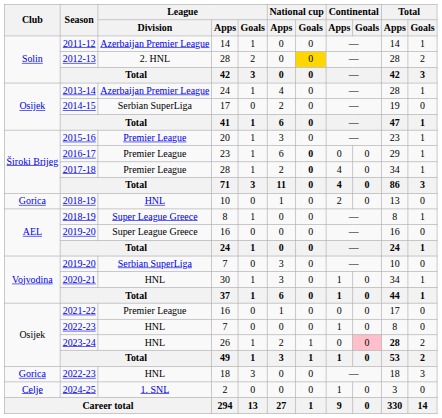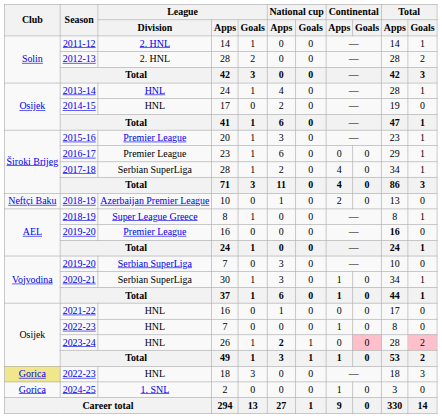(155, 43) Azerbaijan Premier League -> (155, 43) 2. HNL
(311, 59) gold background -> (311, 59) no background
(155, 91) Azerbaijan Premier League -> (155, 91) HNL
(155, 106) Serbian SuperLiga -> (155, 106) HNL
(311, 153) bold -> (311, 153) normal
(155, 169) Premier League -> (155, 169) Serbian SuperLiga
(311, 169) bold -> (311, 169) normal
(32, 201) Gorica -> (32, 201) Neftçi Baku
(155, 201) HNL -> (155, 201) Azerbaijan Premier League
(155, 232) Super League Greece -> (155, 232) Premier League
(395, 232) normal -> (395, 232) bold
(155, 279) HNL -> (155, 279) Serbian SuperLiga
(155, 311) Premier League -> (155, 311) HNL
(281, 342) normal -> (281, 342) bold
(395, 342) bold -> (395, 342) normal
(423, 342) no background -> (423, 342) pink background
(32, 374) no background -> (32, 374) khaki background
(32, 389) Celje -> (32, 389) Gorica
